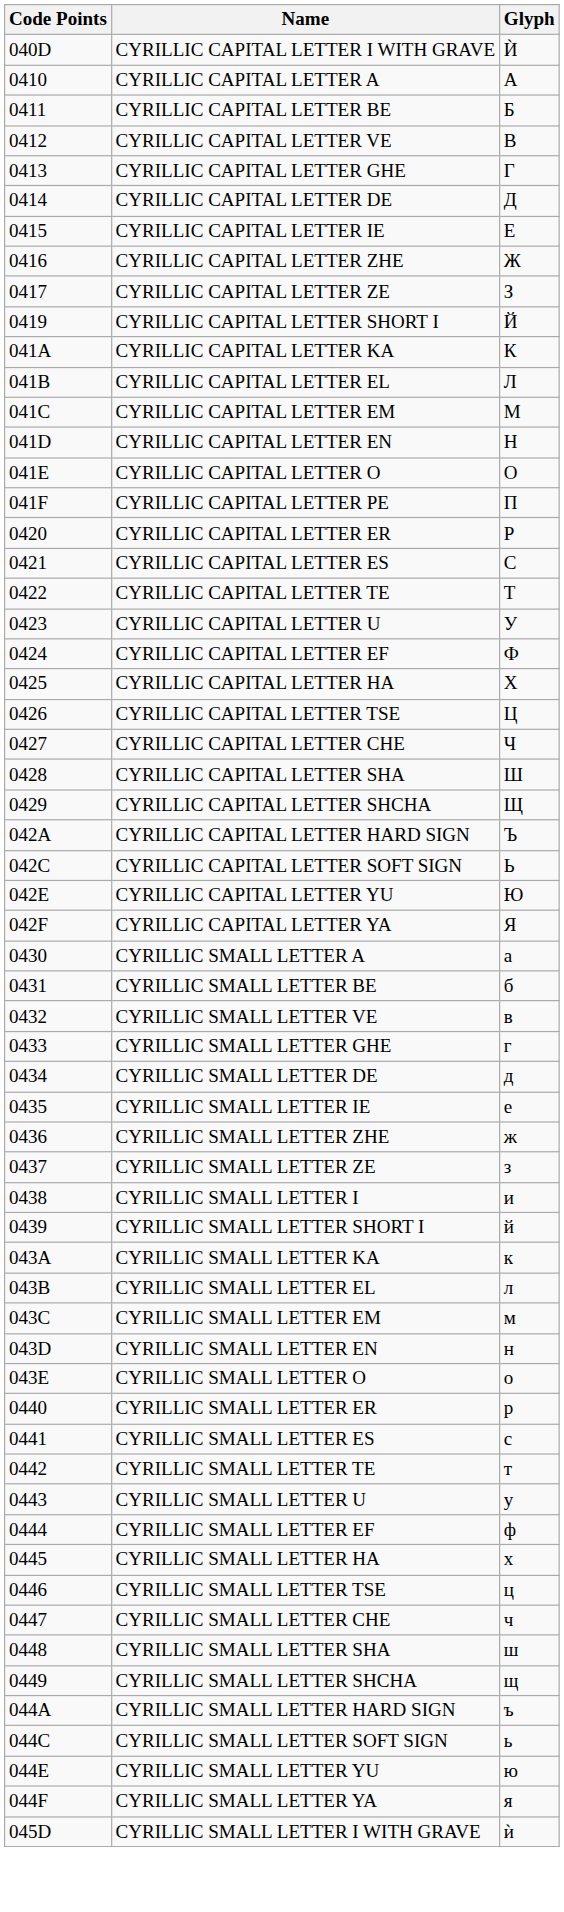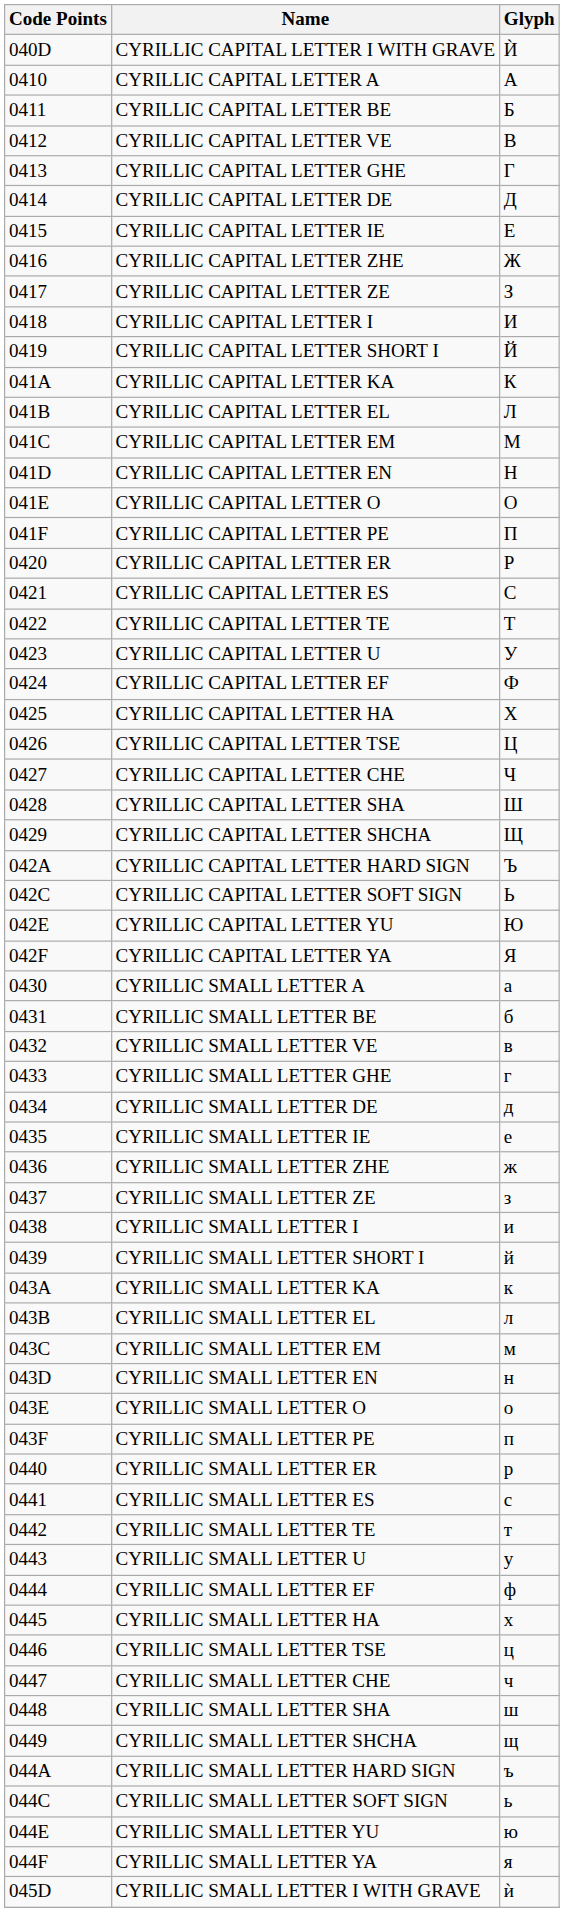+ row: (244, 321)
+ row: (245, 1438)
